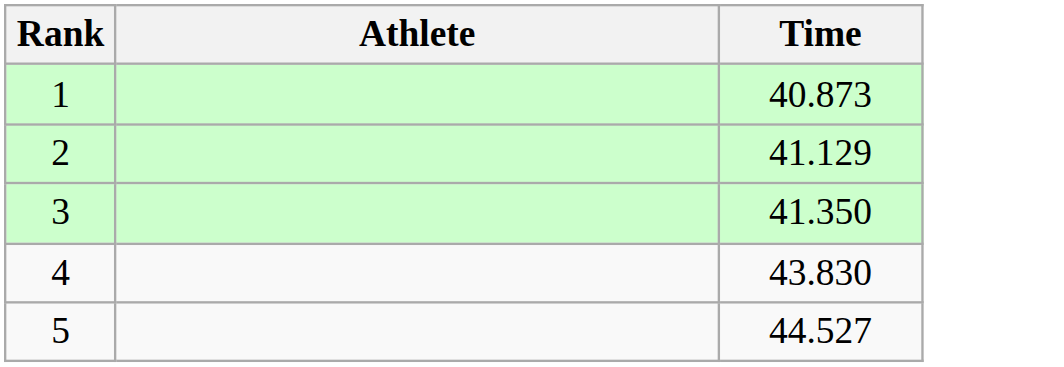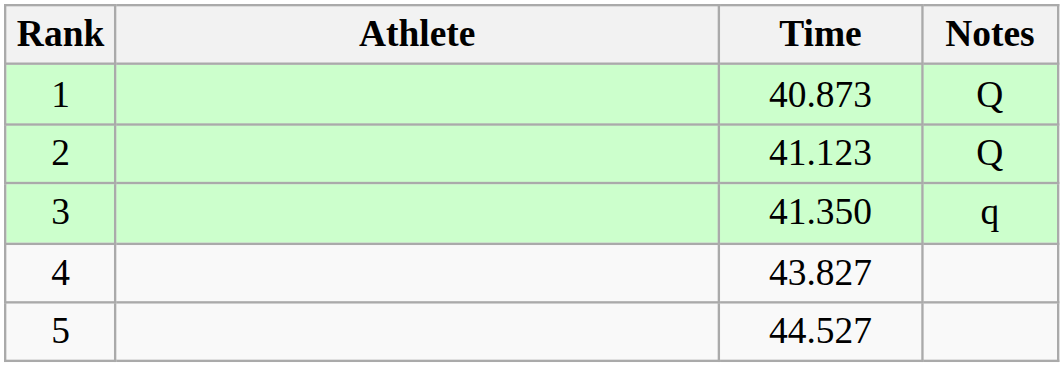+ column: (990, 34)
(821, 152) 41.129 -> (821, 152) 41.123
(821, 271) 43.830 -> (821, 271) 43.827
